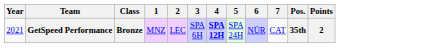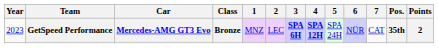+ column: (163, 11)
(15, 30) 2021 -> (15, 30) 2023
(197, 30) normal -> (296, 30) bold
